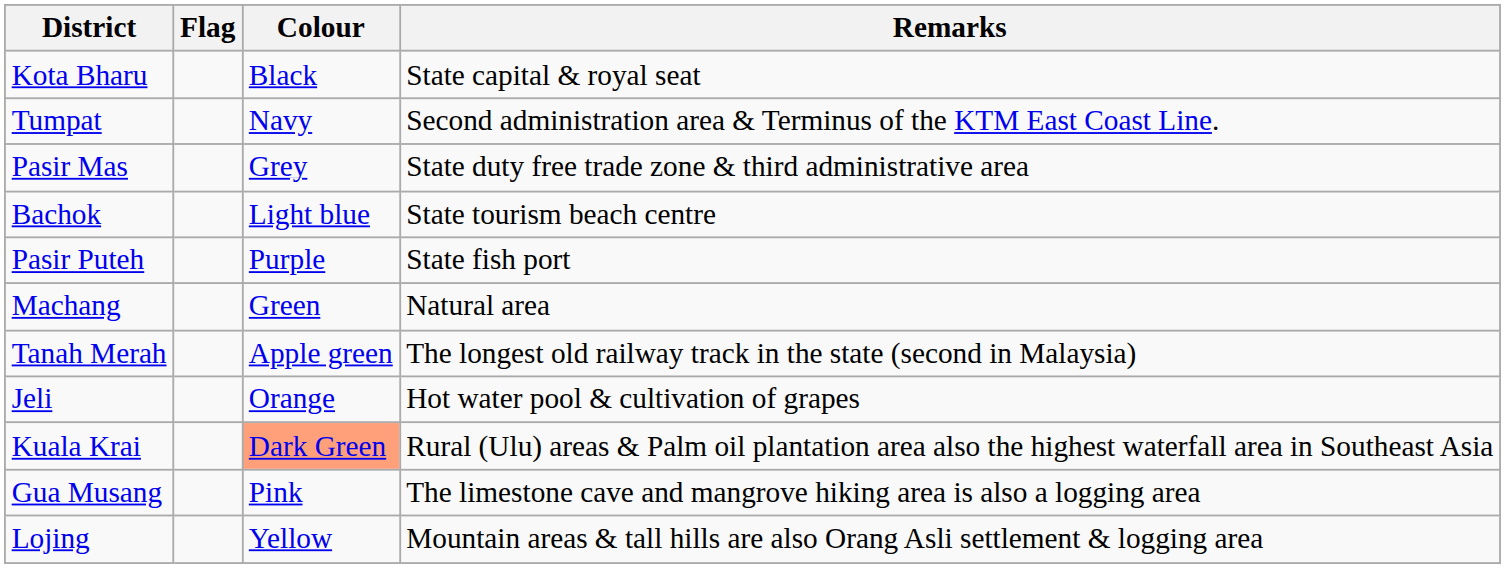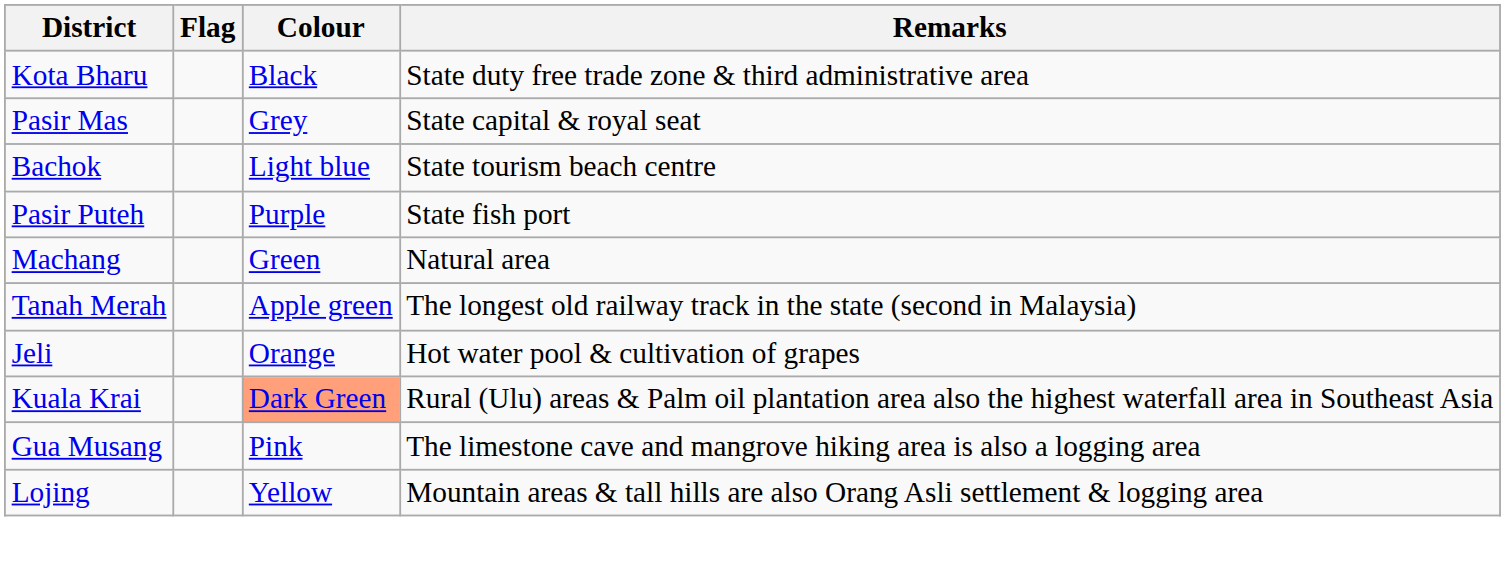(553, 74) State capital & royal seat -> (718, 74) State duty free trade zone & third administrative area
- row: (57, 120)
(718, 167) State duty free trade zone & third administrative area -> (553, 120) State capital & royal seat
